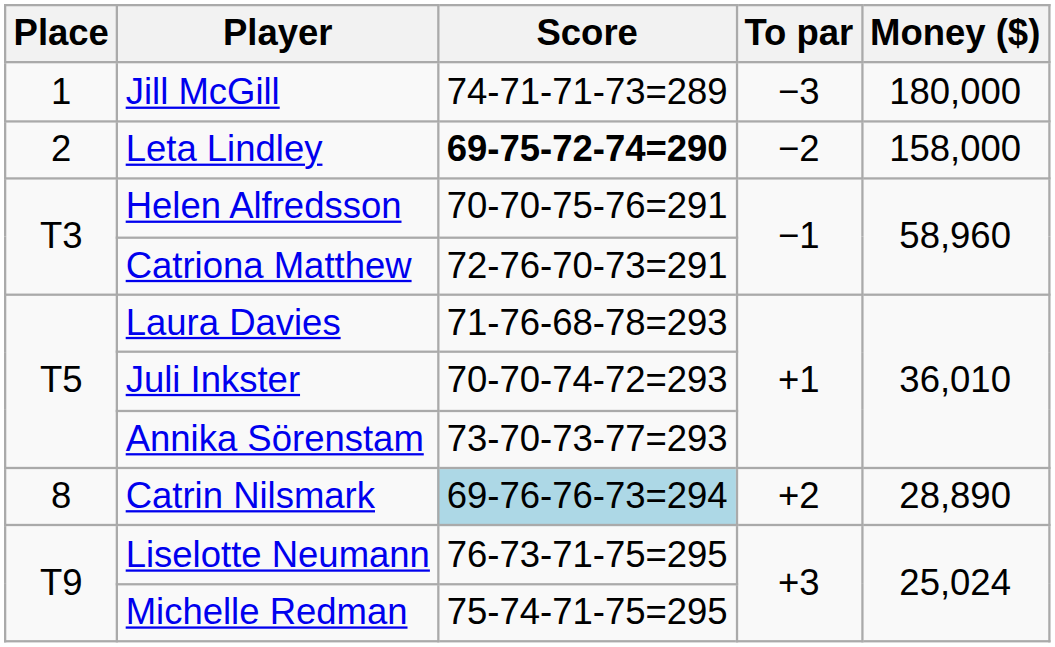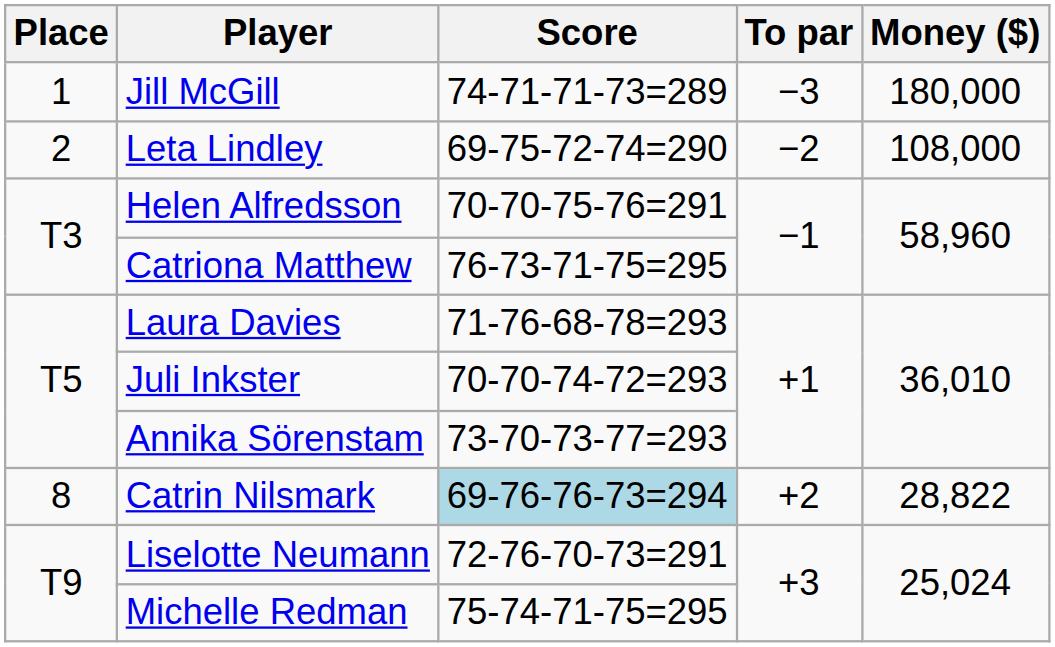(587, 149) bold -> (587, 149) normal
(955, 149) 158,000 -> (955, 149) 108,000
(587, 264) 72-76-70-73=291 -> (587, 264) 76-73-71-75=295
(955, 496) 28,890 -> (955, 496) 28,822
(587, 554) 76-73-71-75=295 -> (587, 554) 72-76-70-73=291
